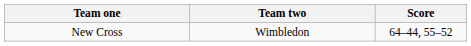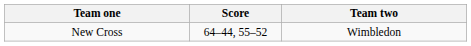columns swapped: (421, 13) <-> (282, 13)
